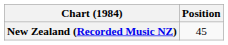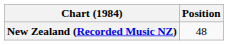(201, 31) 45 -> (201, 31) 48
